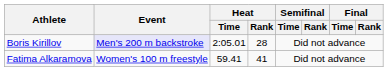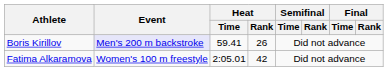(229, 43) 2:05.01 -> (229, 43) 59.41
(262, 43) 28 -> (262, 43) 26
(229, 59) 59.41 -> (229, 59) 2:05.01
(262, 59) 41 -> (262, 59) 42
